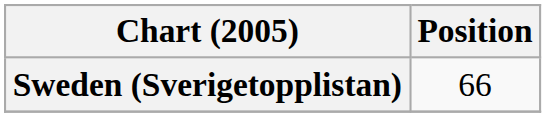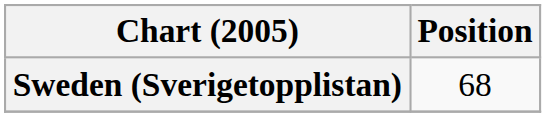(475, 84) 66 -> (475, 84) 68
